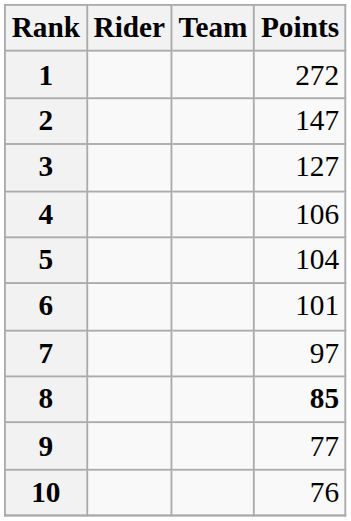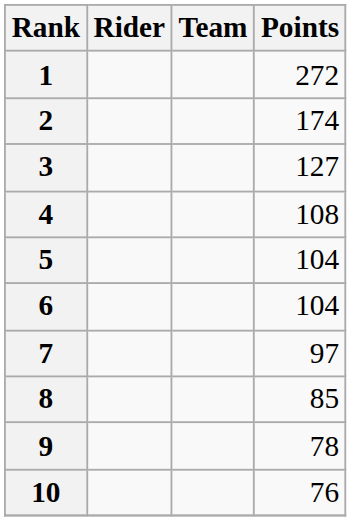(317, 120) 147 -> (317, 120) 174
(317, 213) 106 -> (317, 213) 108
(317, 306) 101 -> (317, 306) 104
(324, 399) bold -> (324, 399) normal
(324, 445) 77 -> (324, 445) 78
